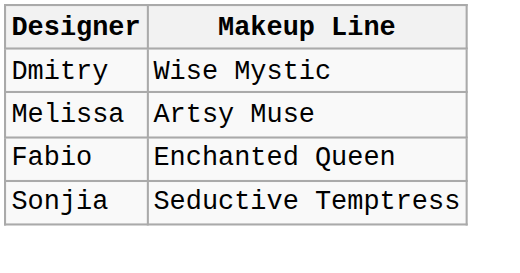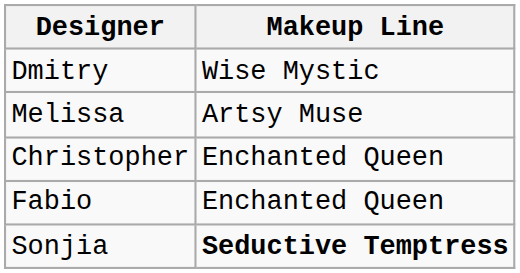+ row: (100, 159)
(307, 202) normal -> (355, 246) bold
